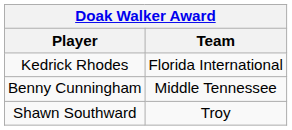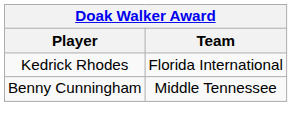- row: (75, 112)
